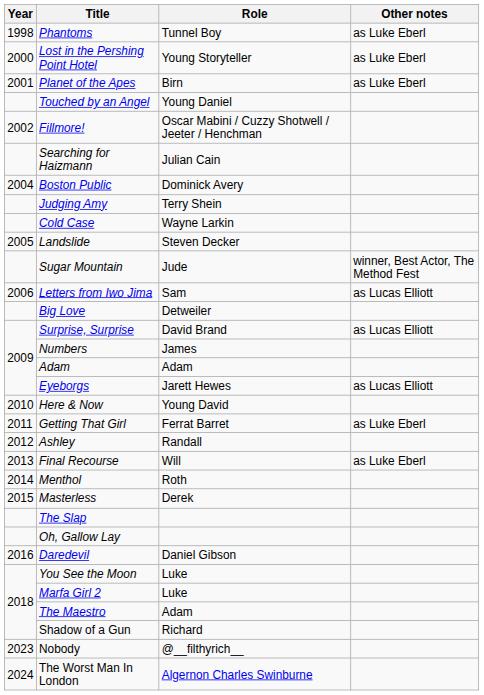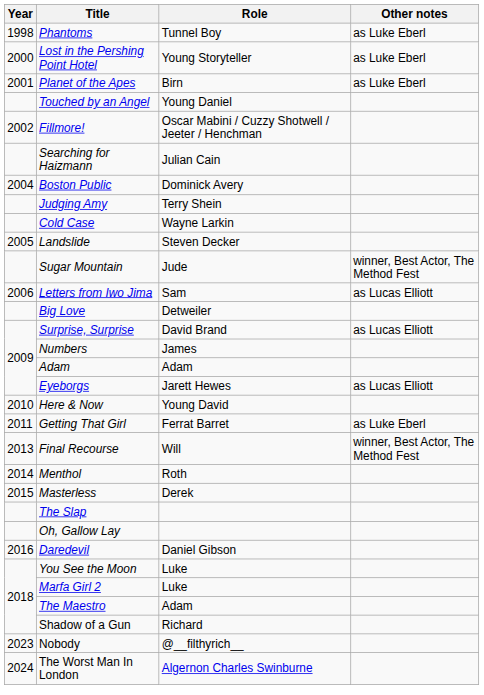- row: (57, 442)
(389, 461) as Luke Eberl -> (414, 449) winner, Best Actor, The Method Fest
